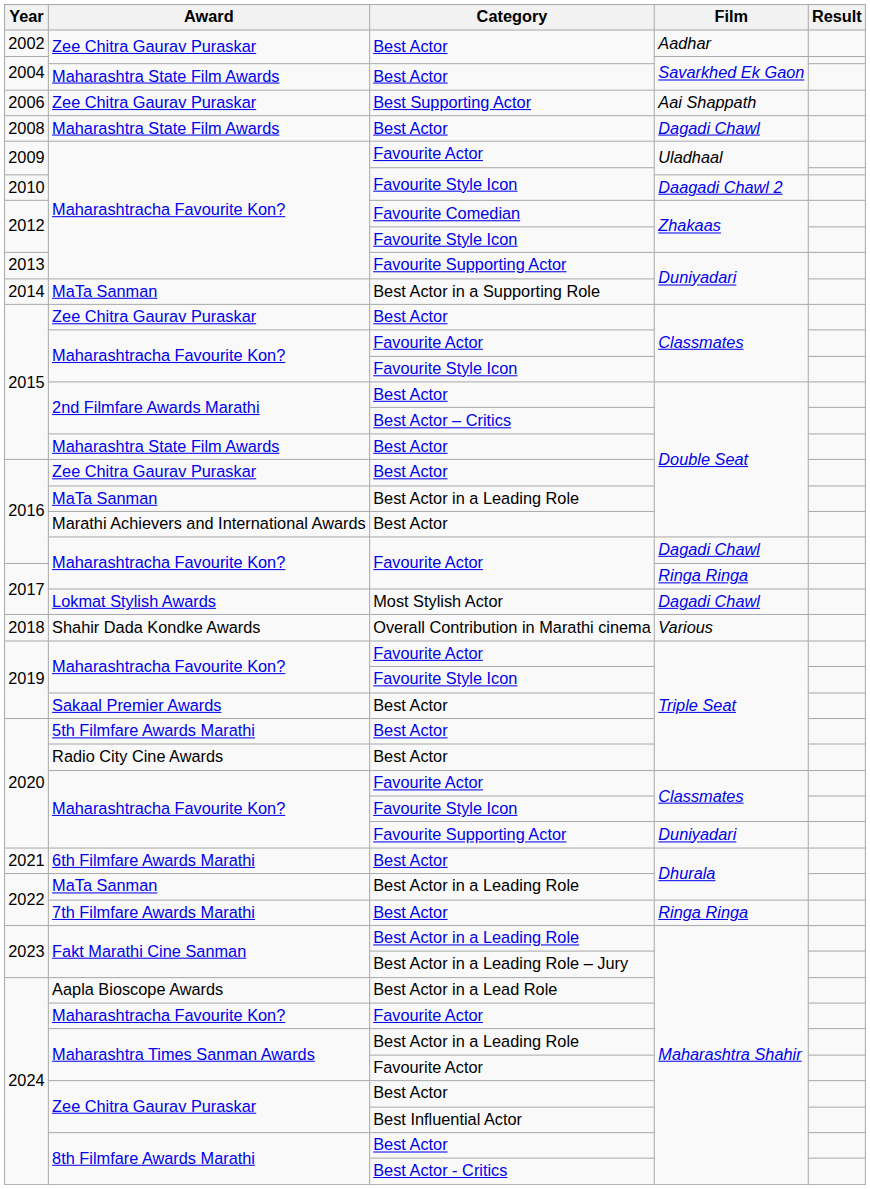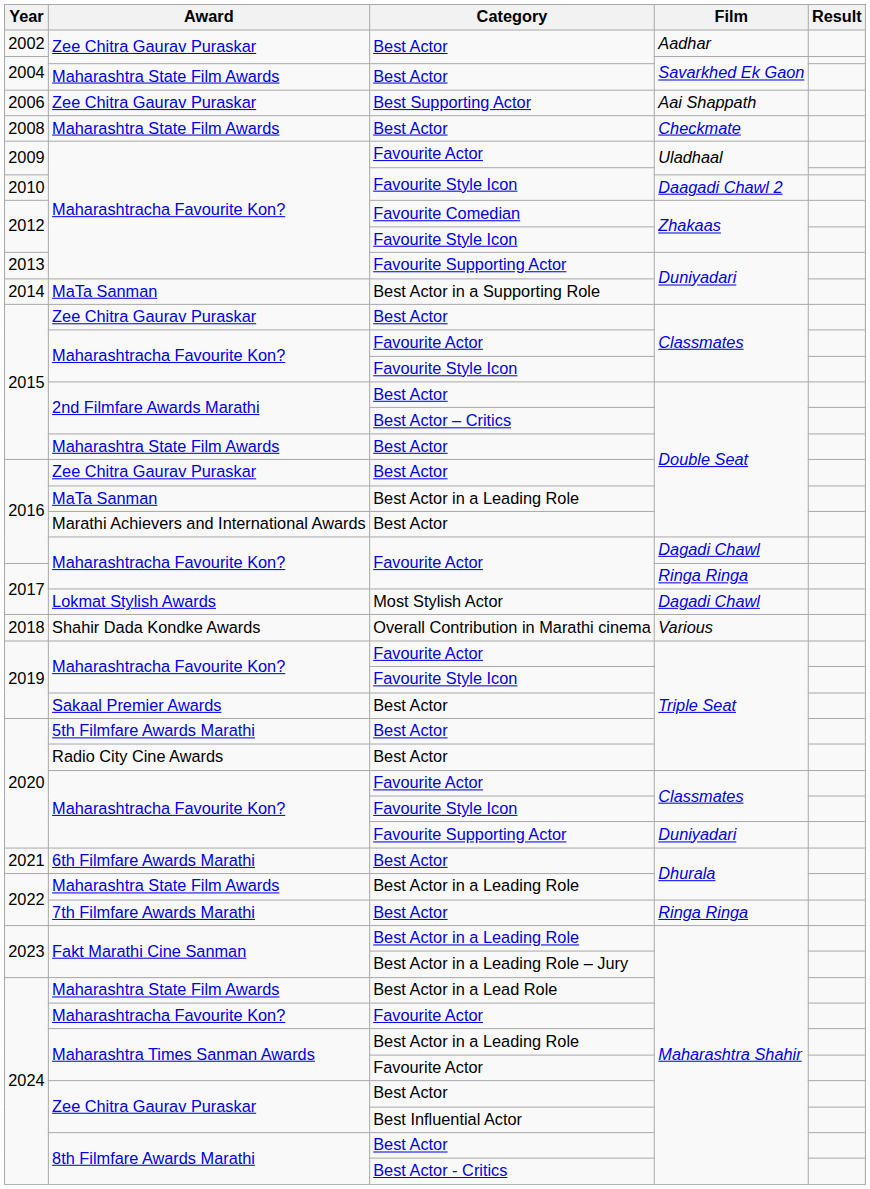(709, 128) Dagadi Chawl -> (700, 128) Checkmate
(105, 886) MaTa Sanman -> (166, 886) Maharashtra State Film Awards
(138, 990) Aapla Bioscope Awards -> (166, 990) Maharashtra State Film Awards
